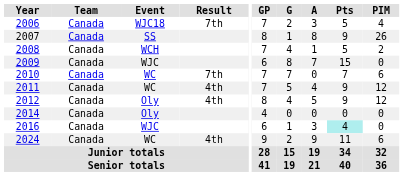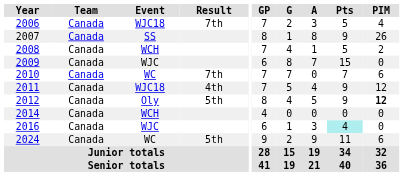(150, 88) WC -> (150, 88) WJC18
(214, 101) 4th -> (214, 101) 5th
(381, 101) normal -> (381, 101) bold
(150, 114) Oly -> (150, 114) WCH
(214, 140) 4th -> (214, 140) 5th
